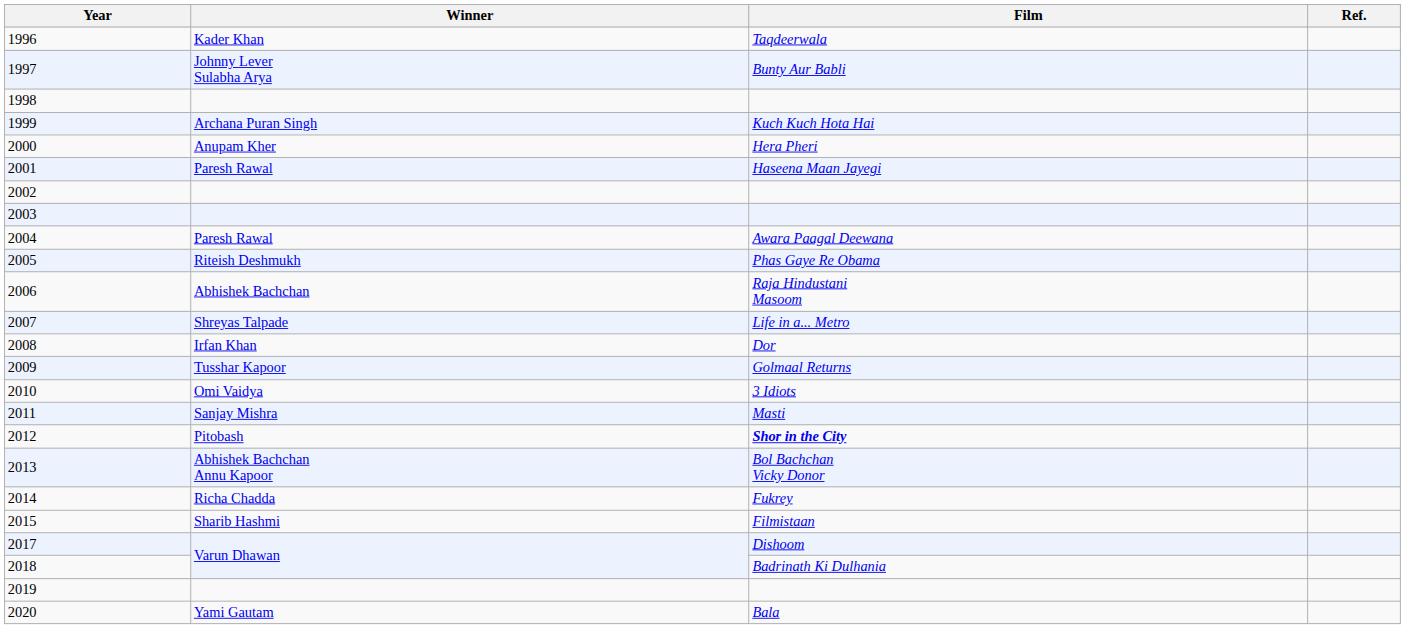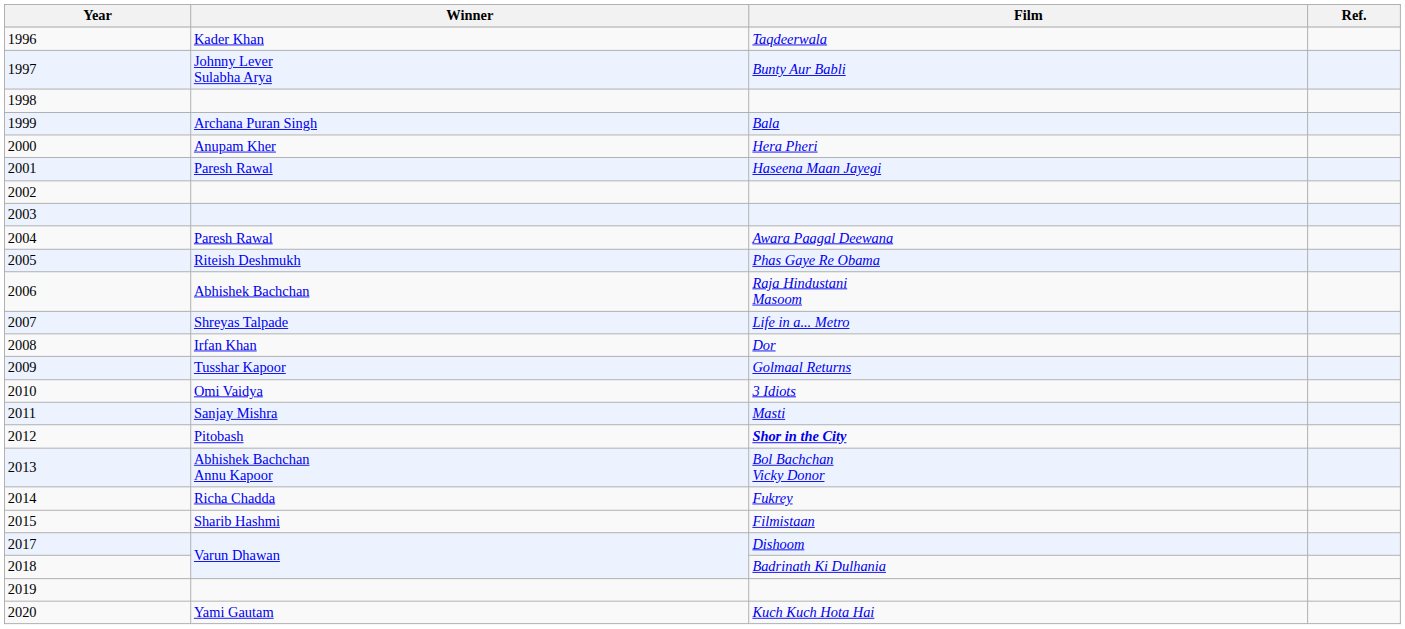(813, 123) Kuch Kuch Hota Hai -> (766, 123) Bala
(766, 612) Bala -> (813, 612) Kuch Kuch Hota Hai
